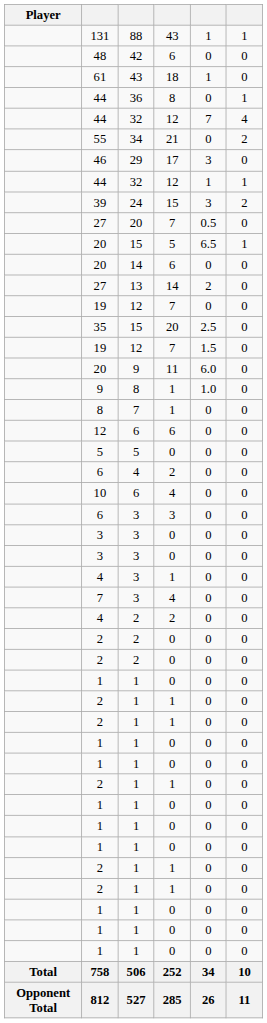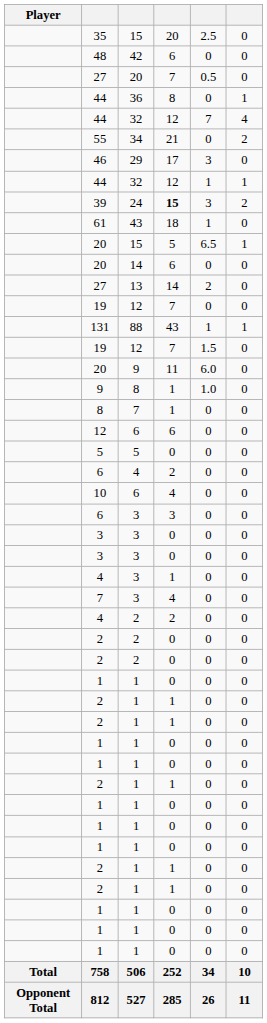rows swapped: (100, 35) <-> (100, 327)
rows swapped: (100, 77) <-> (100, 223)
(172, 202) normal -> (172, 202) bold
